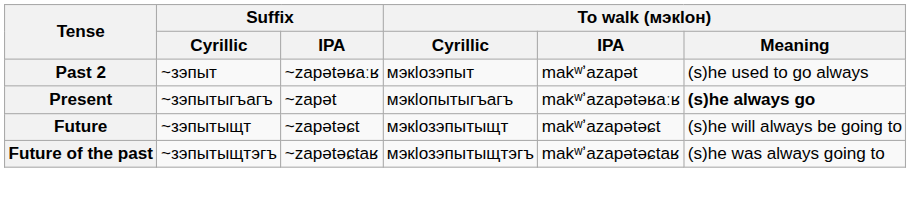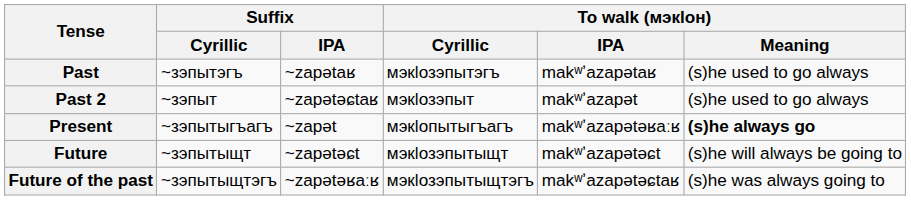+ row: (81, 72)
(332, 72) ~zapətəʁaːʁ -> (331, 99) ~zapətəɕtaʁ
(331, 153) ~zapətəɕtaʁ -> (332, 180) ~zapətəʁaːʁ
